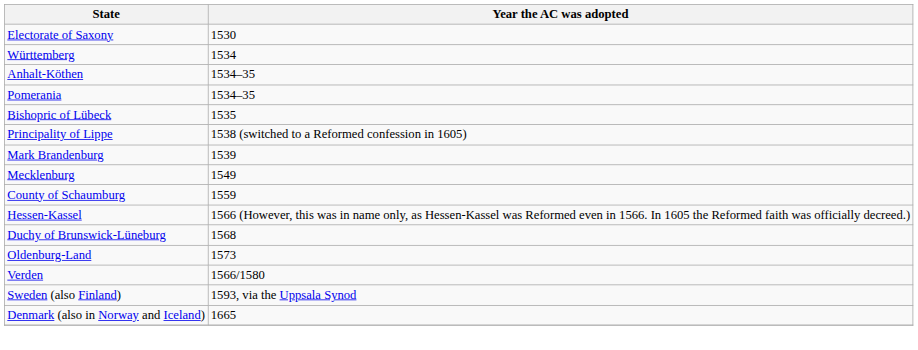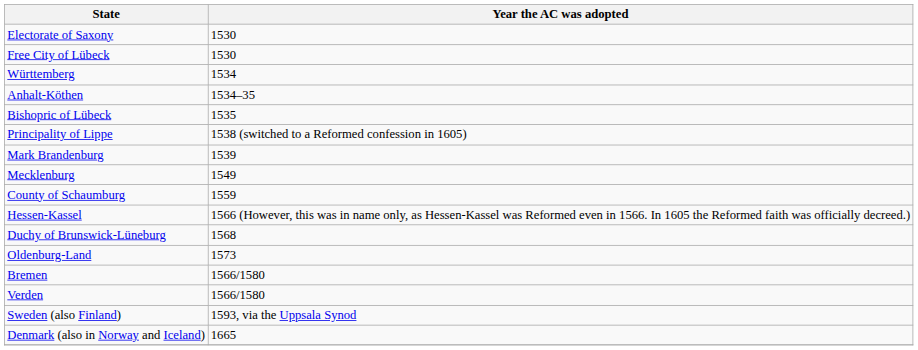+ row: (58, 54)
- row: (34, 94)
+ row: (27, 275)
